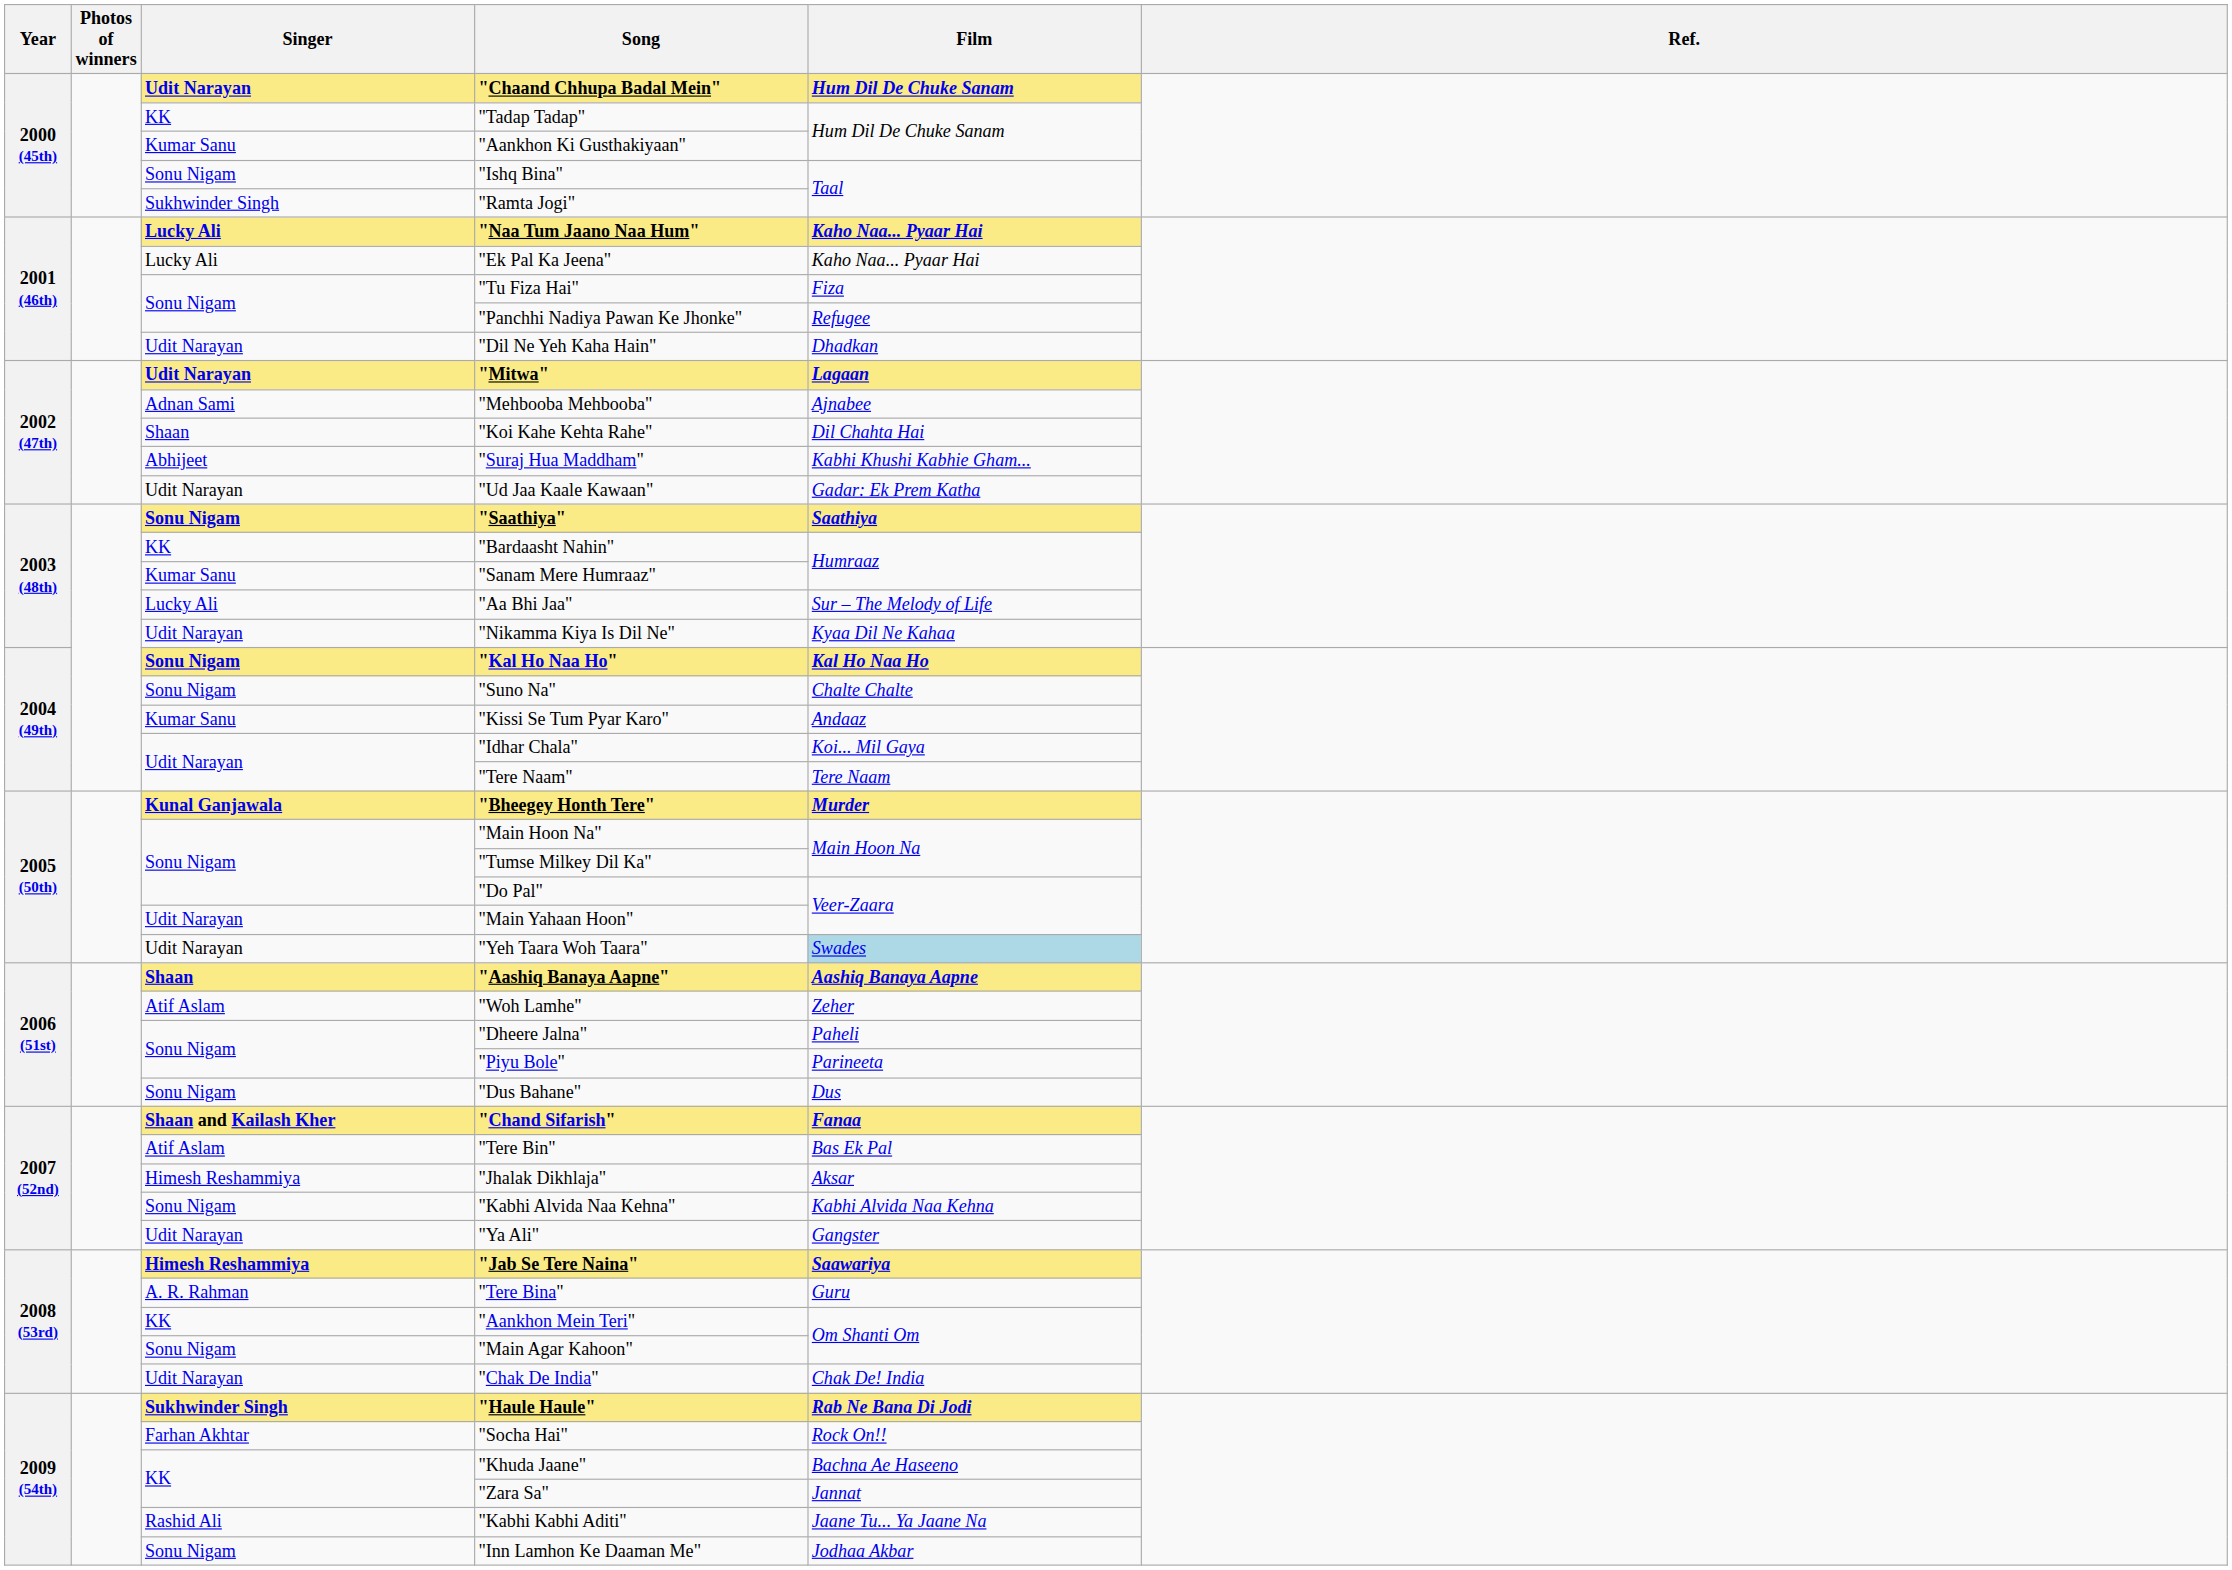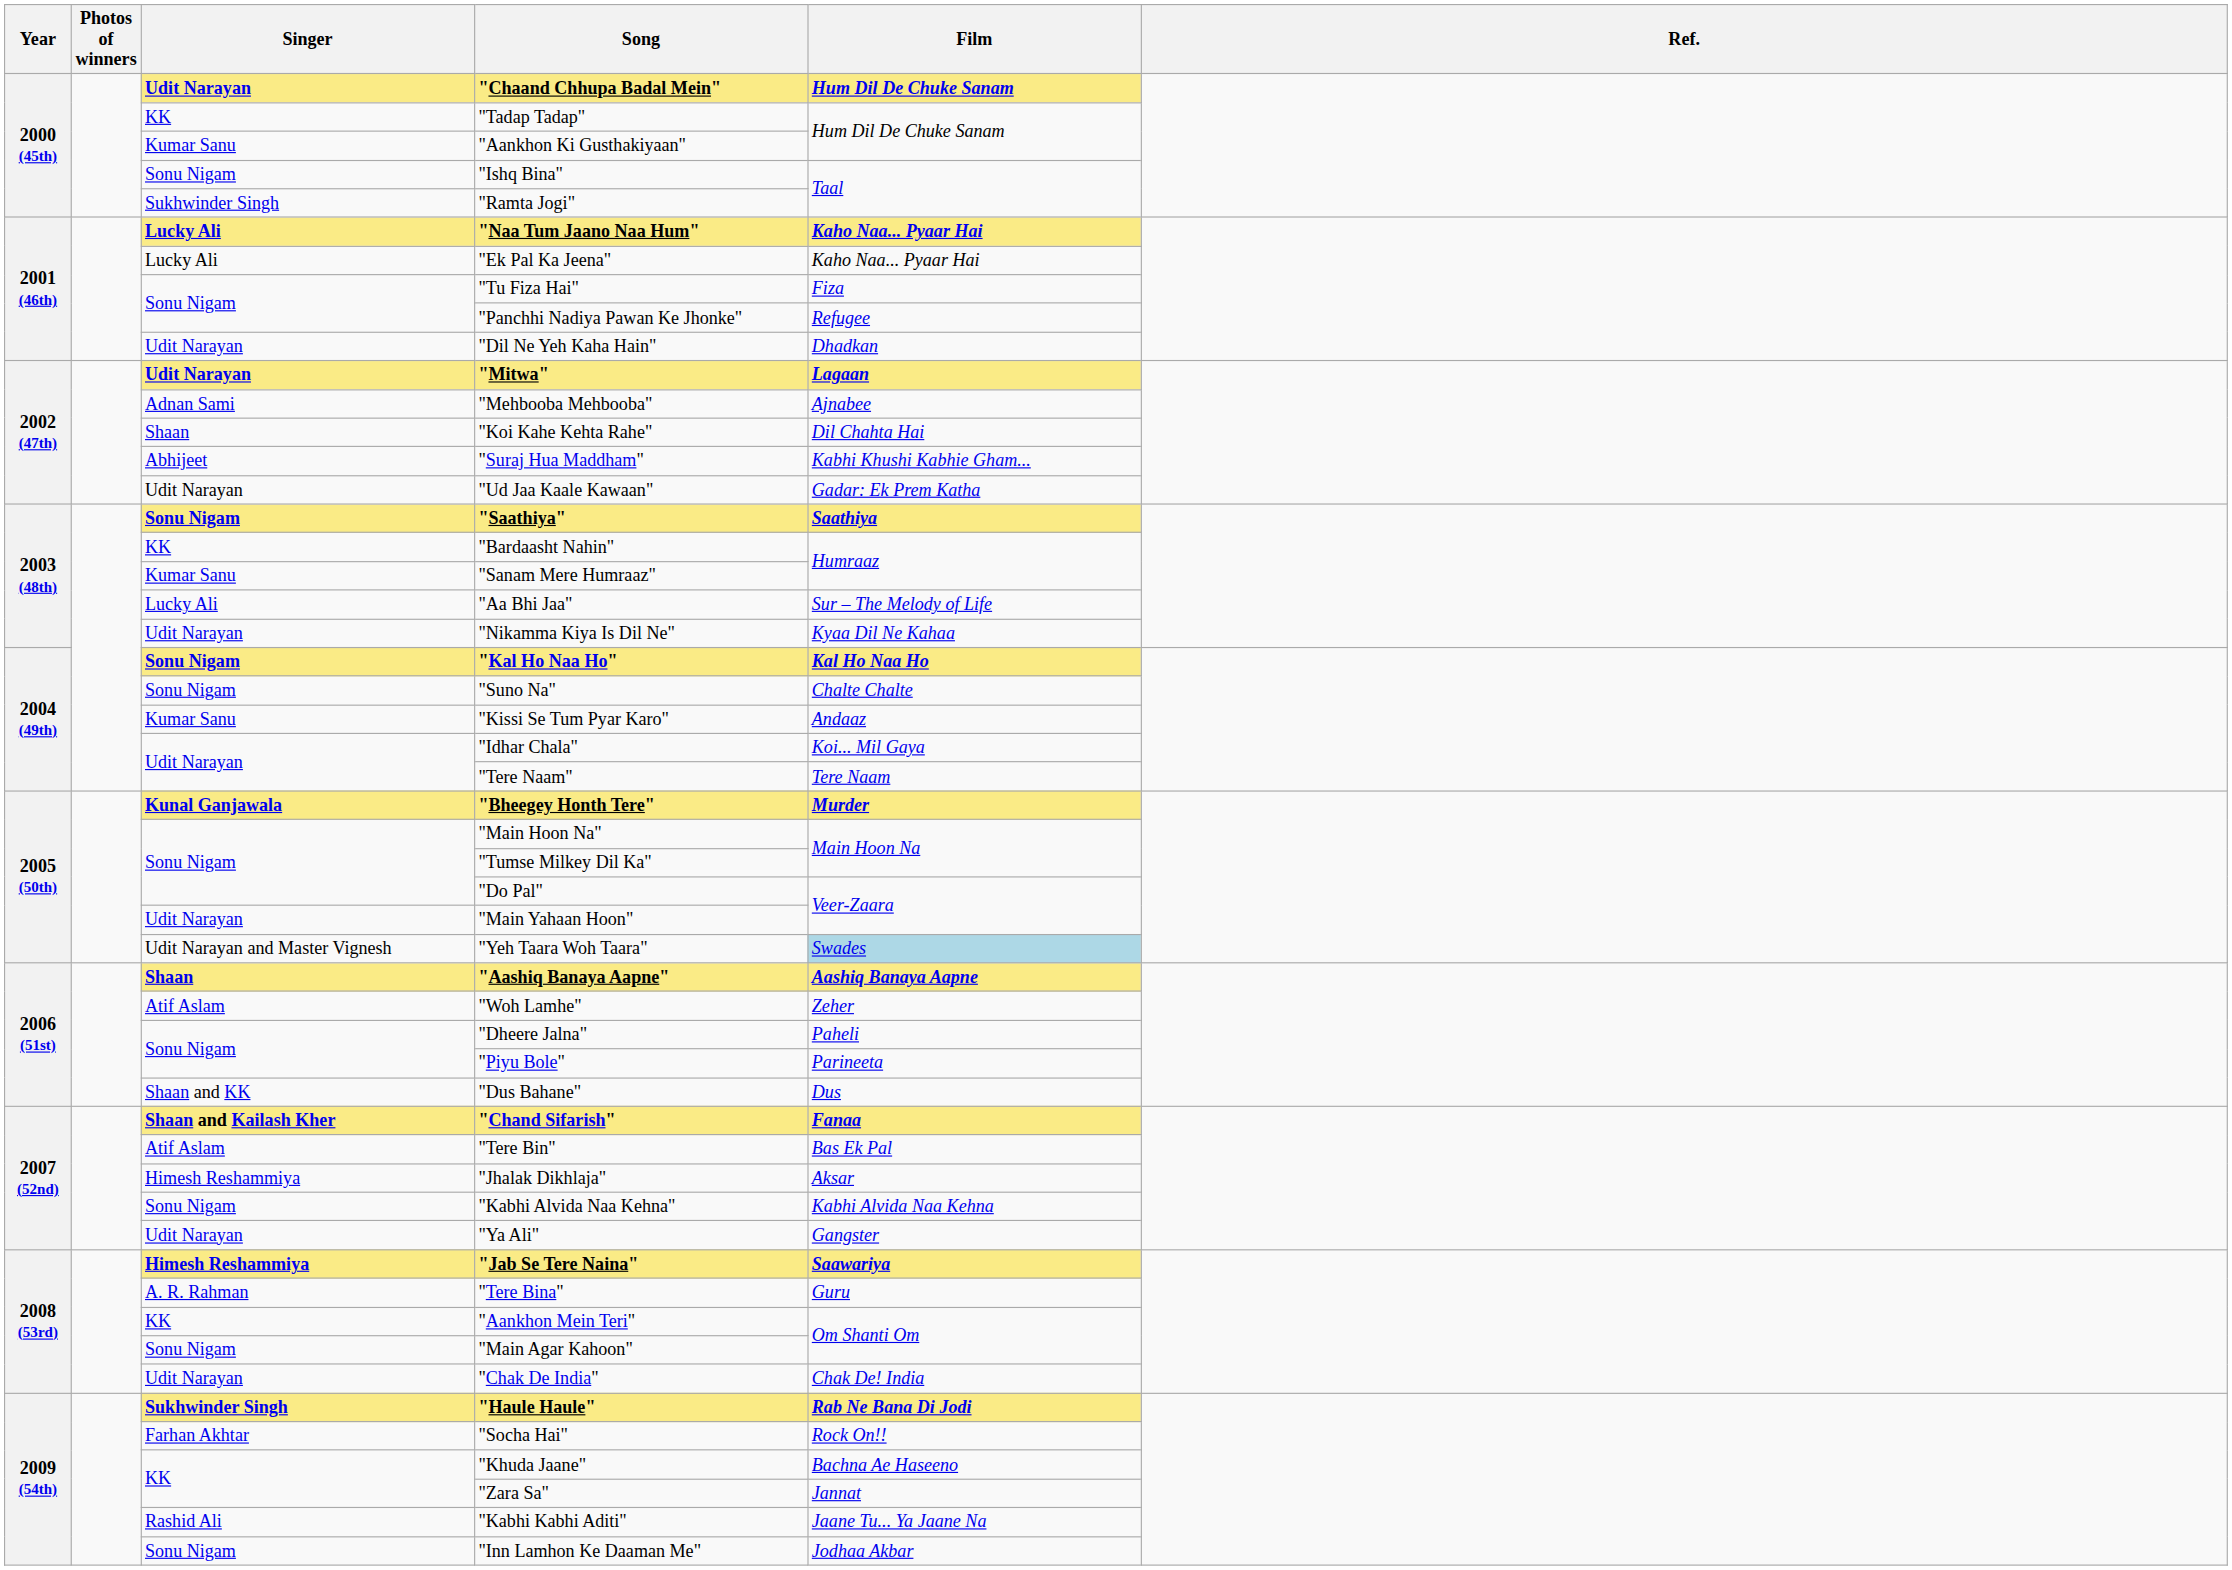(194, 948) Udit Narayan -> (268, 948) Udit Narayan and Master Vignesh
(190, 1091) Sonu Nigam -> (198, 1091) Shaan and KK
